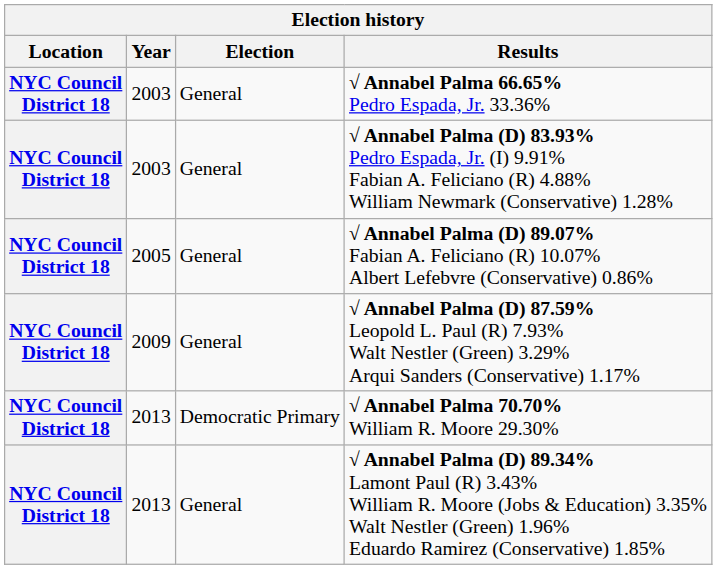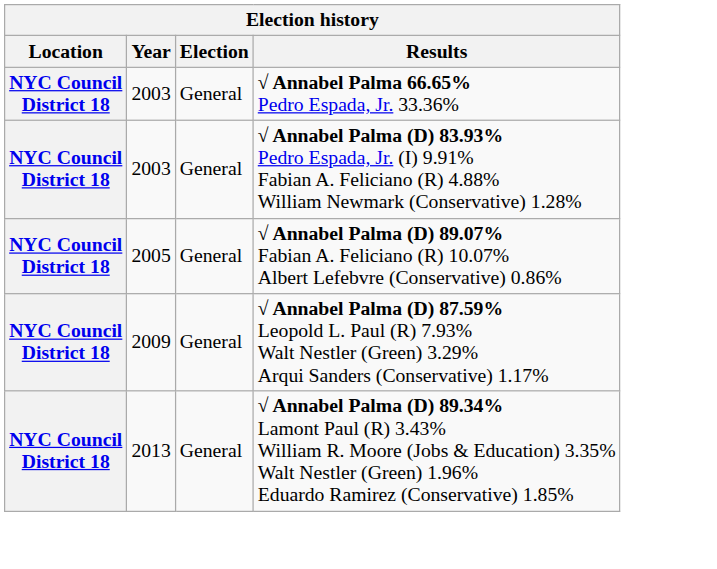- row: (456, 417)
